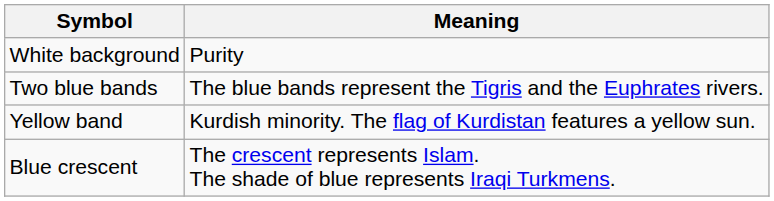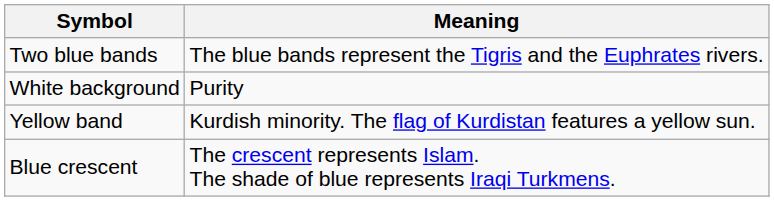rows swapped: (95, 54) <-> (83, 88)
